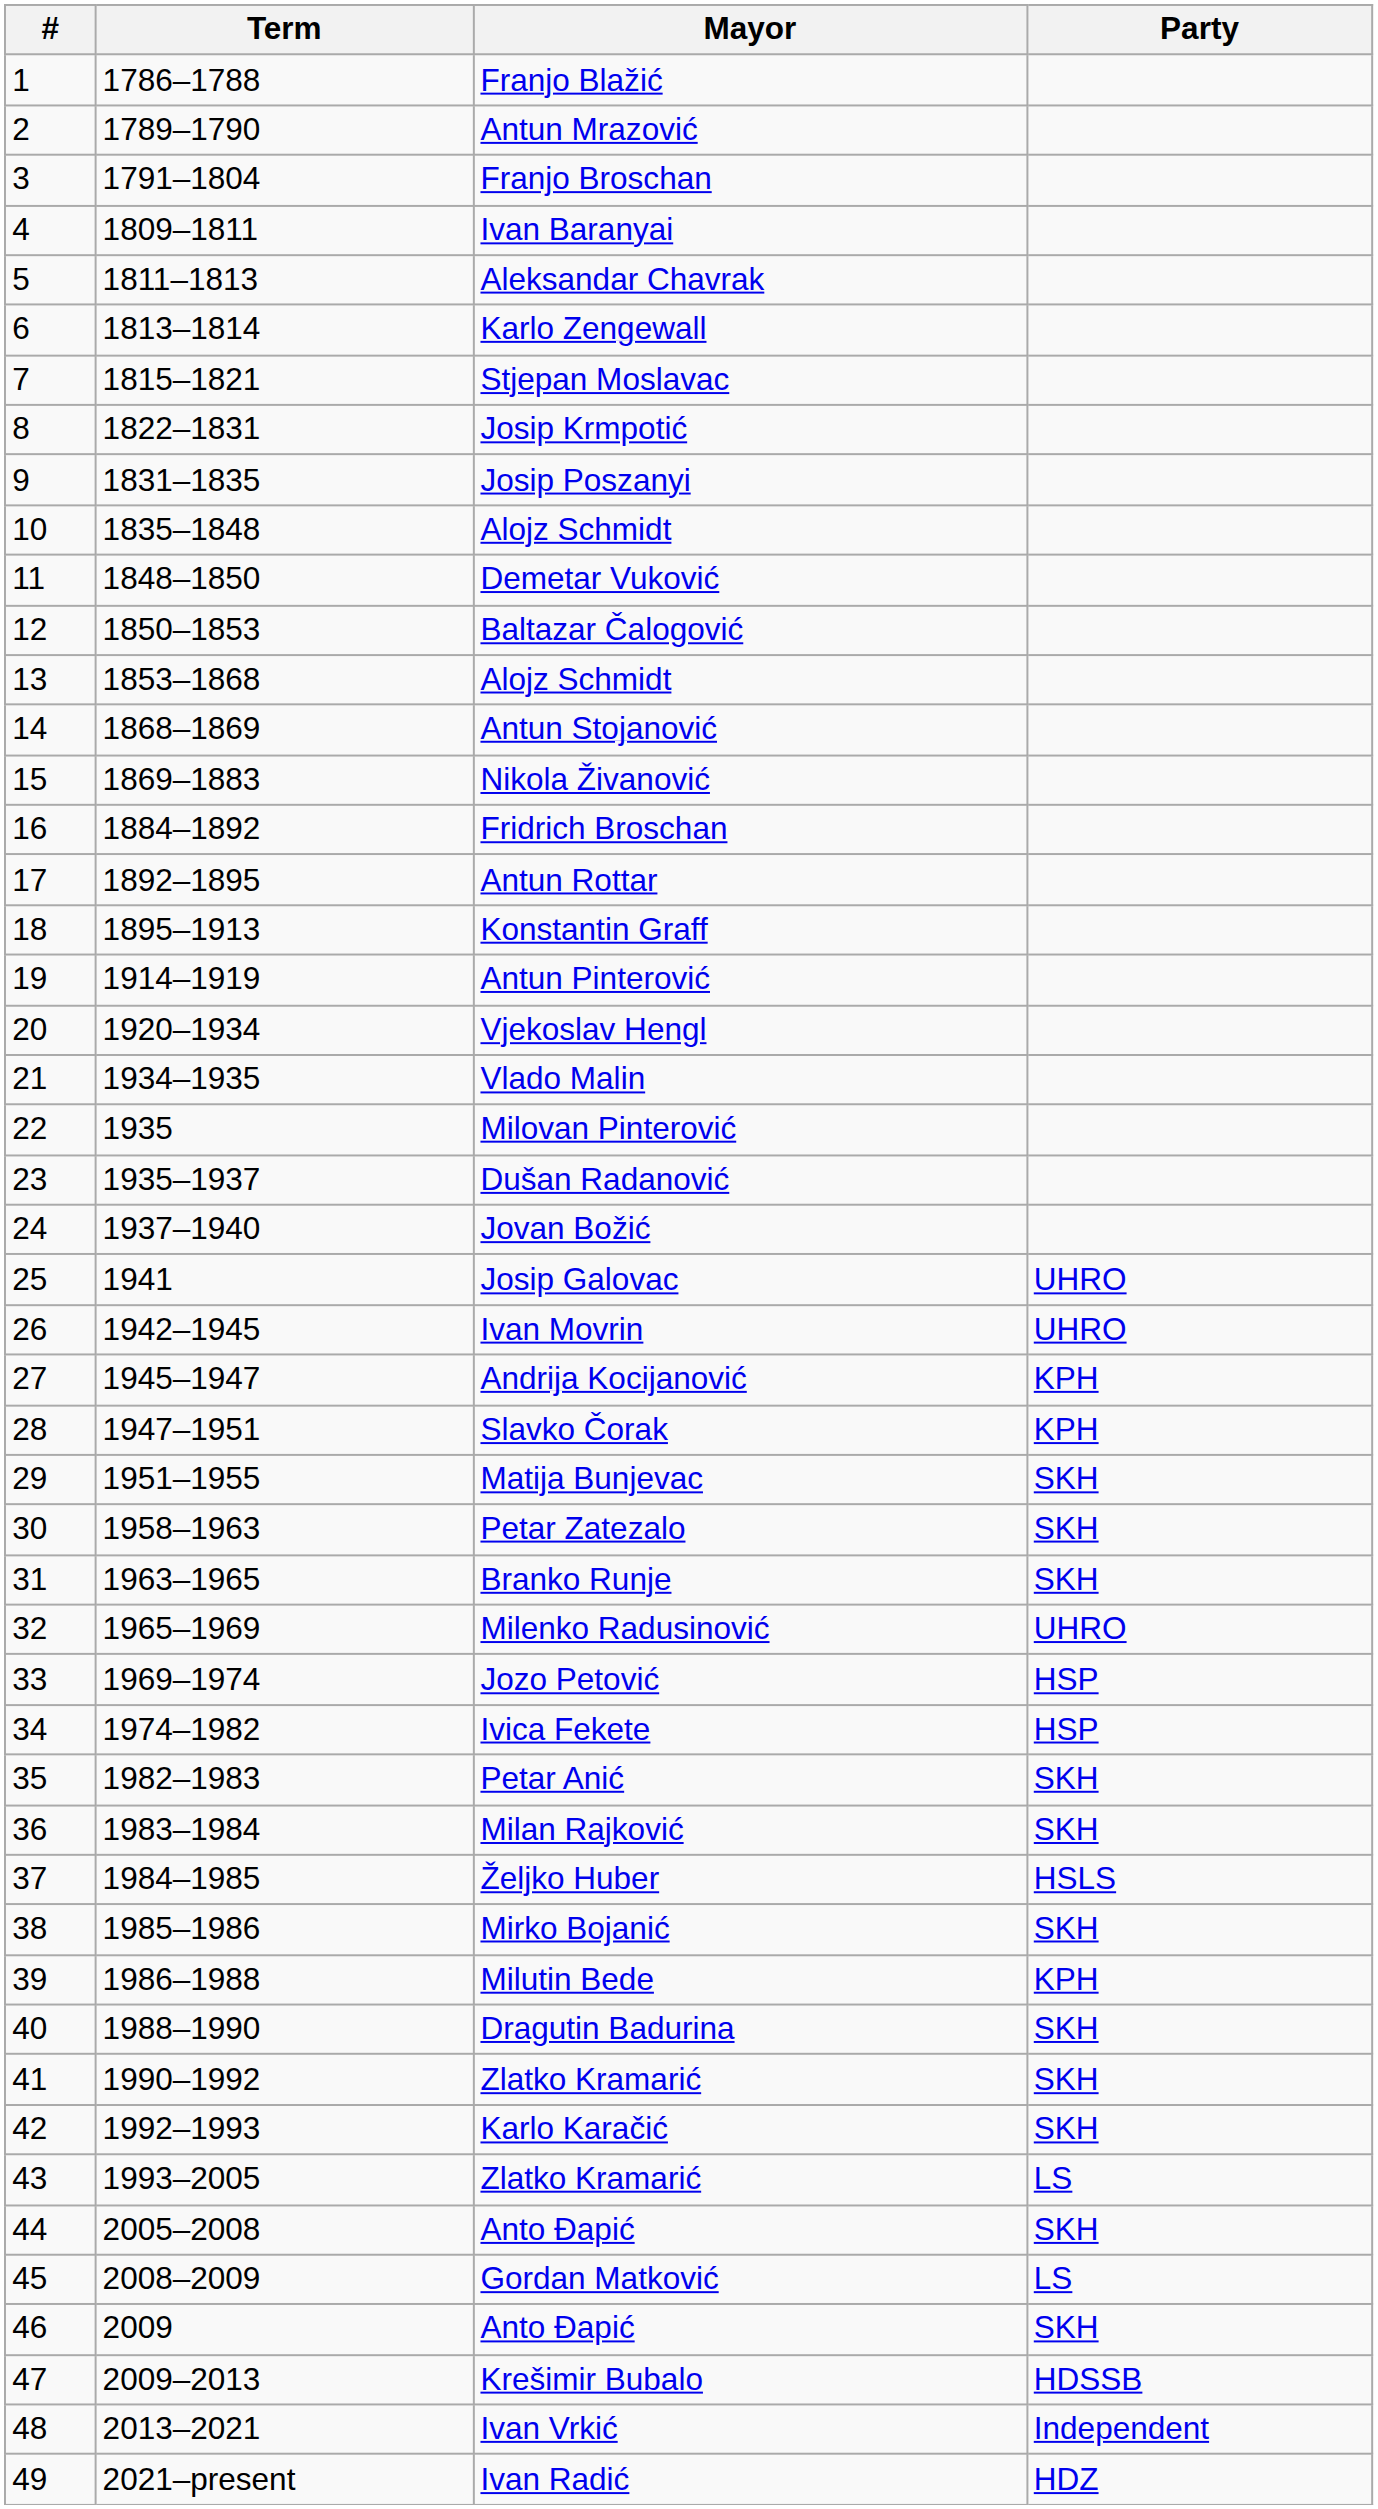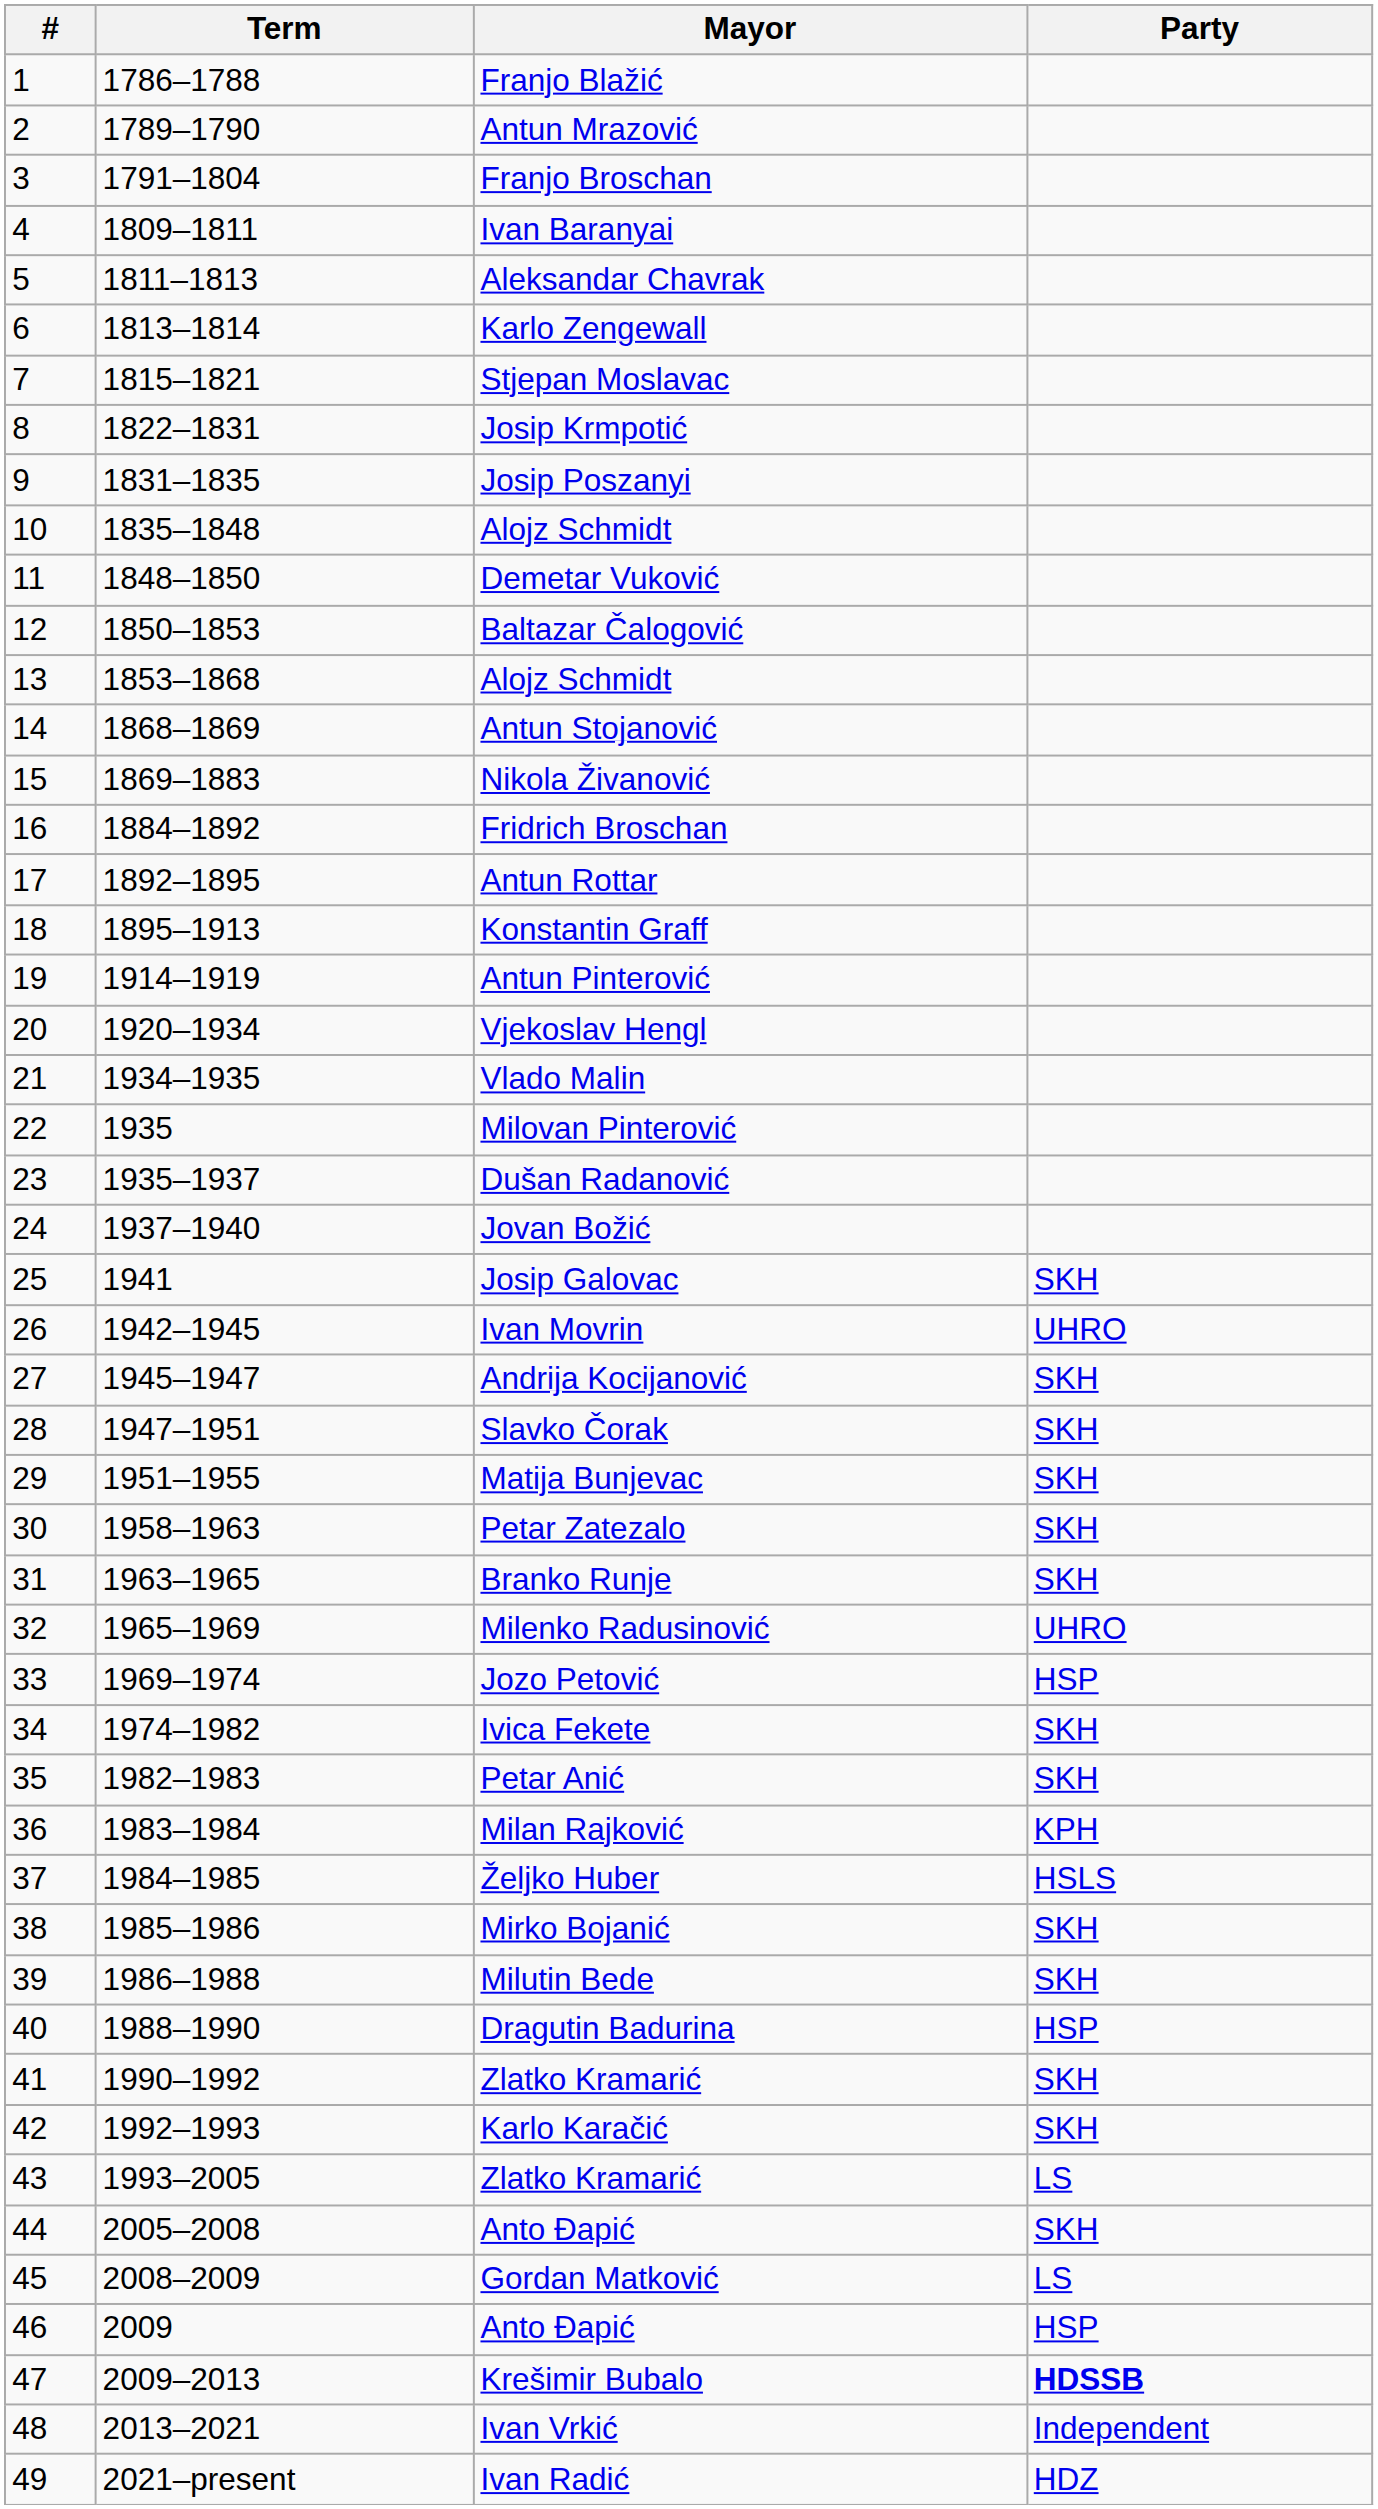(1080, 1279) UHRO -> (1066, 1279) SKH
(1066, 1379) KPH -> (1066, 1379) SKH
(1066, 1429) KPH -> (1066, 1429) SKH
(1066, 1729) HSP -> (1066, 1729) SKH
(1066, 1829) SKH -> (1066, 1829) KPH
(1066, 1979) KPH -> (1066, 1979) SKH
(1066, 2029) SKH -> (1066, 2029) HSP
(1066, 2328) SKH -> (1066, 2328) HSP
(1088, 2378) normal -> (1089, 2378) bold
